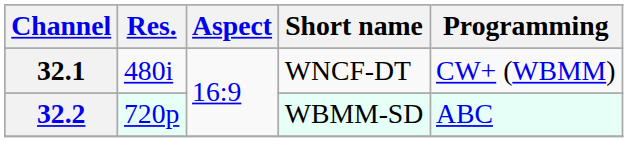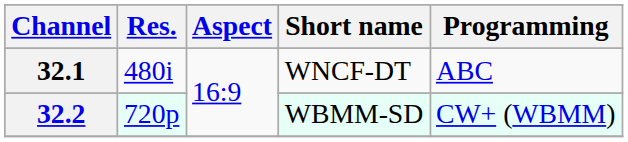(526, 70) CW+ (WBMM) -> (464, 70) ABC
(464, 114) ABC -> (526, 114) CW+ (WBMM)
